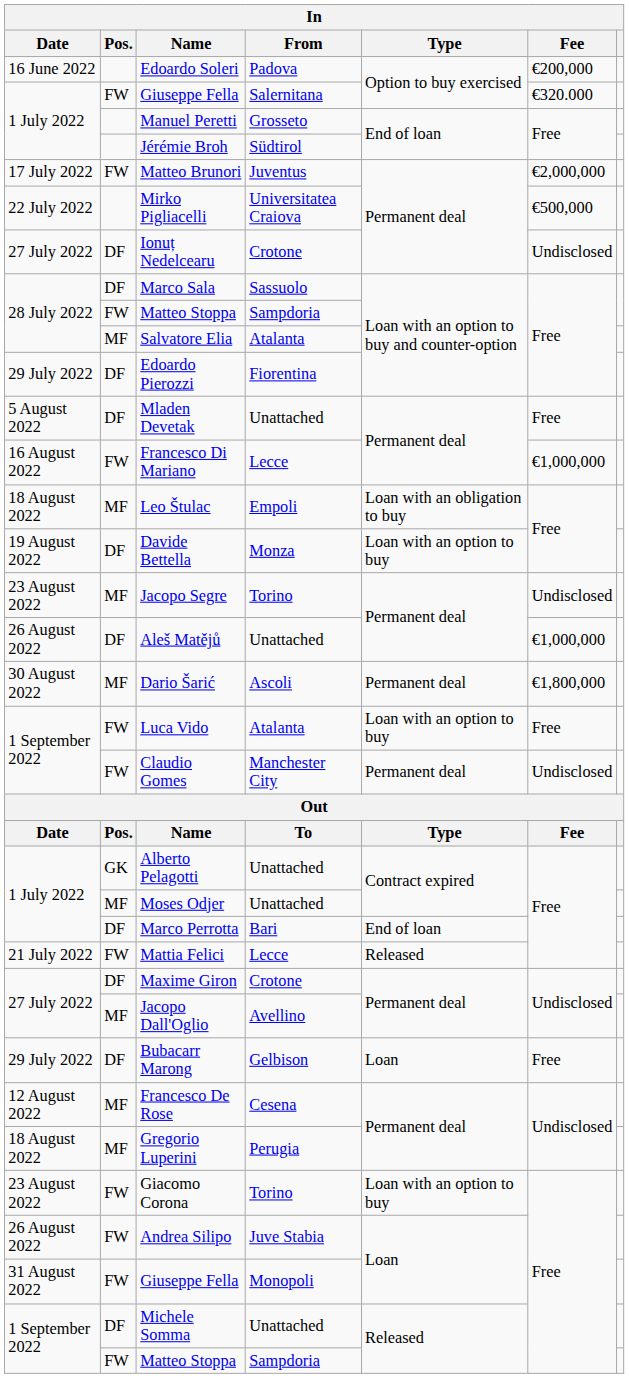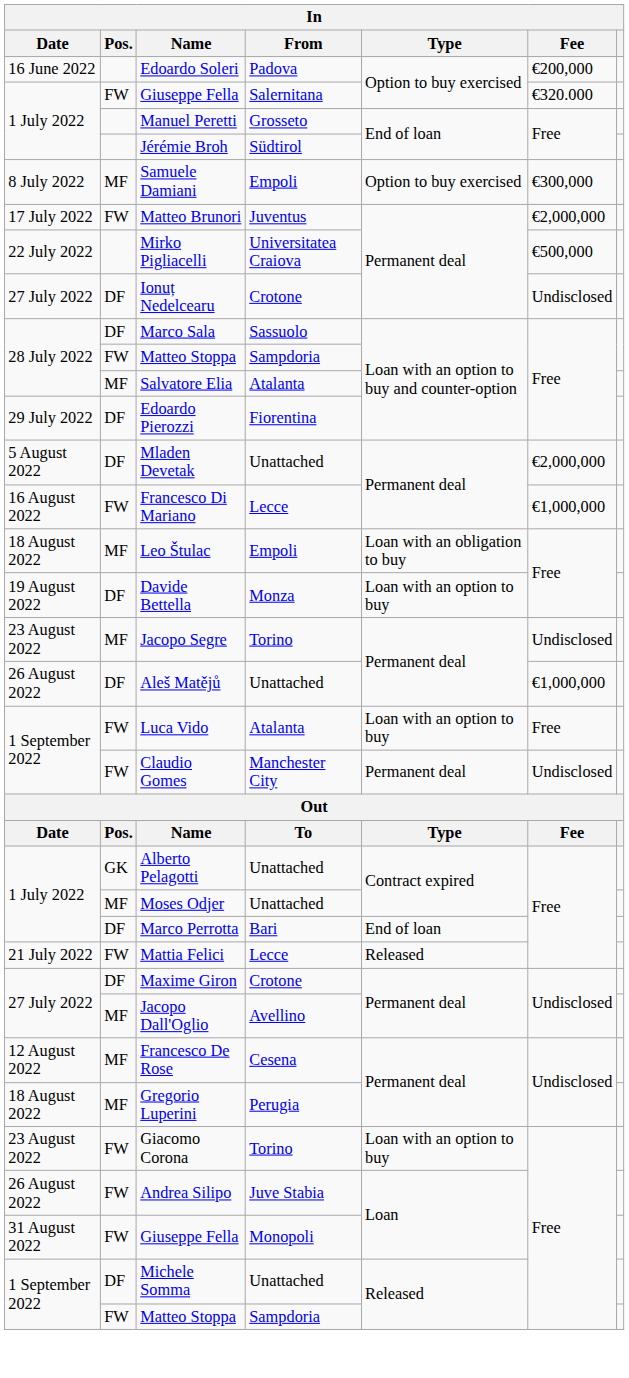+ row: (46, 181)
(546, 418) Free -> (568, 462) €2,000,000
- row: (42, 683)
- row: (50, 1060)
